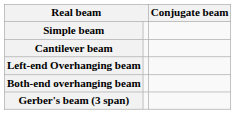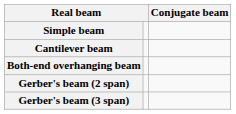- row: (74, 65)
+ row: (74, 83)
